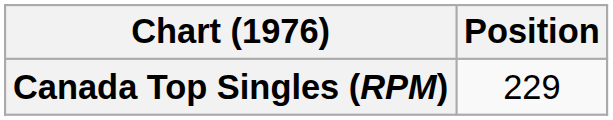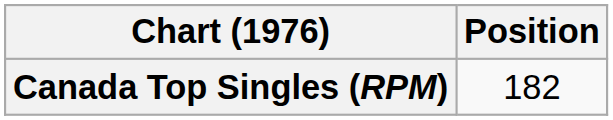(532, 86) 229 -> (532, 86) 182
